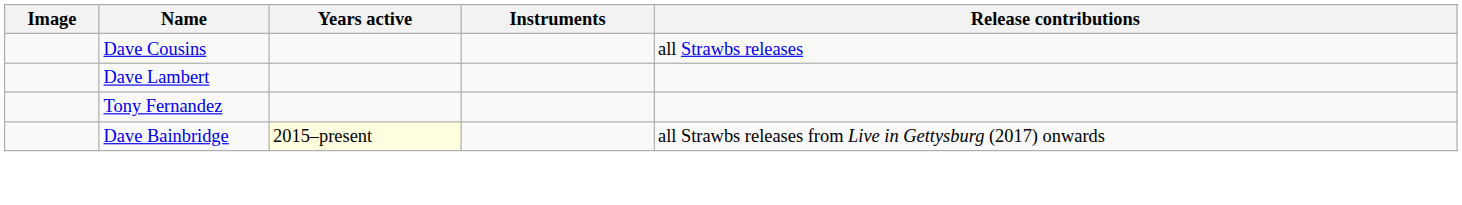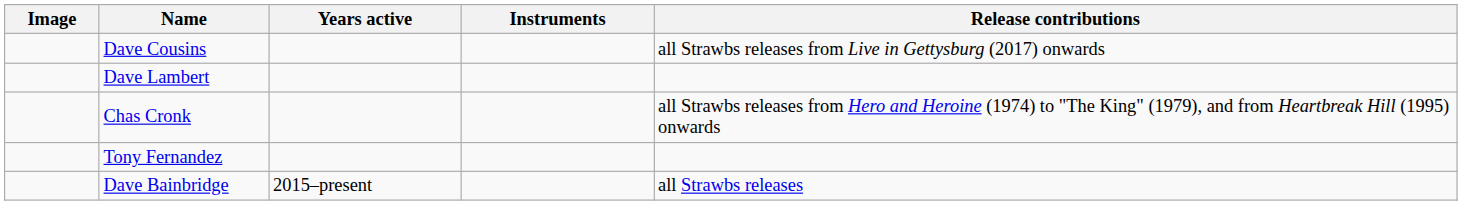(731, 48) all Strawbs releases -> (881, 48) all Strawbs releases from Live in Gettysburg (2017) onwards
+ row: (147, 116)
(323, 135) lightyellow background -> (323, 185) no background
(881, 135) all Strawbs releases from Live in Gettysburg (2017) onwards -> (731, 185) all Strawbs releases
